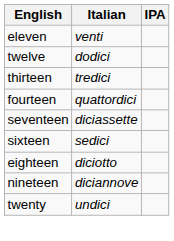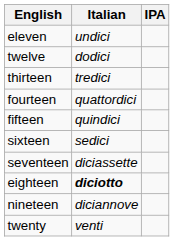(89, 36) venti -> (92, 36) undici
+ row: (26, 120)
rows swapped: (29, 141) <-> (38, 120)
(96, 162) normal -> (99, 183) bold
(92, 204) undici -> (89, 225) venti
